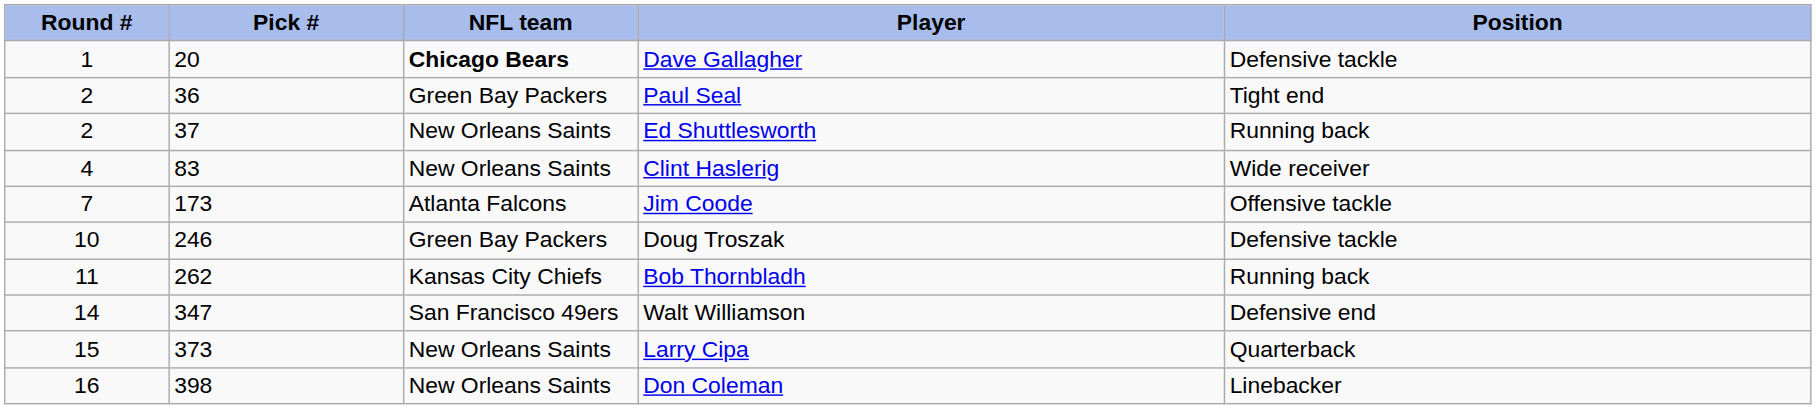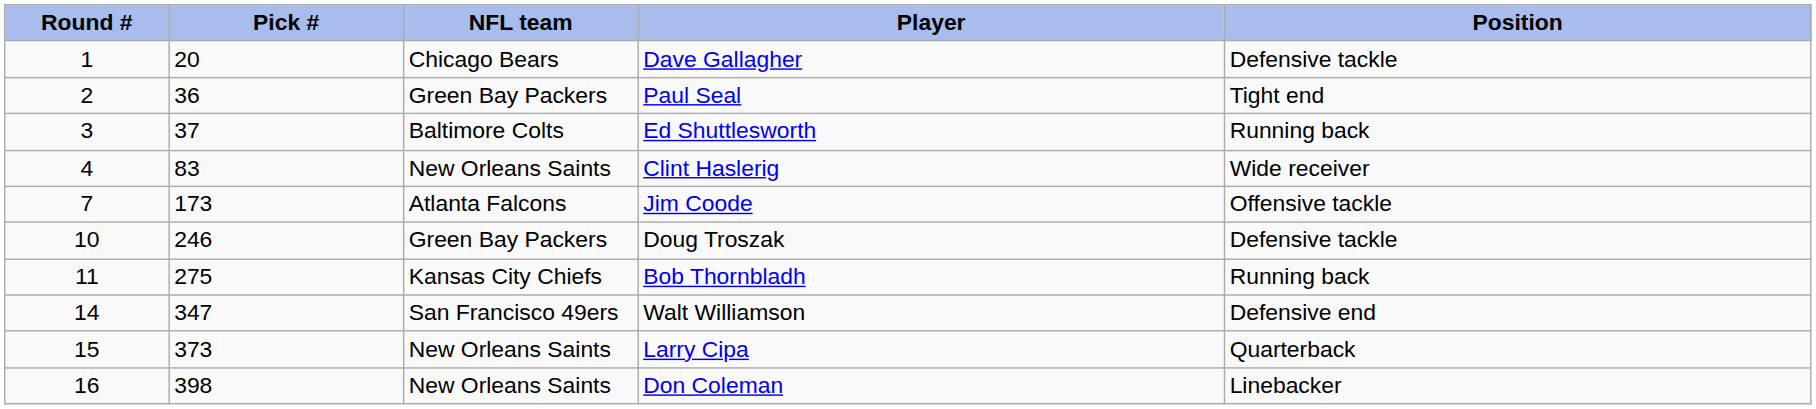(489, 58) bold -> (484, 58) normal
(87, 131) 2 -> (87, 131) 3
(510, 131) New Orleans Saints -> (486, 131) Baltimore Colts
(193, 276) 262 -> (193, 276) 275
